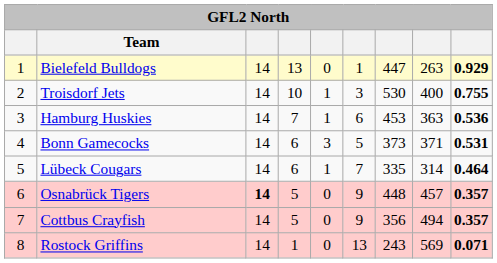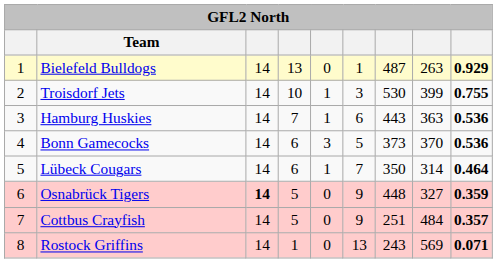(394, 67) 447 -> (394, 67) 487
(432, 93) 400 -> (432, 93) 399
(394, 118) 453 -> (394, 118) 443
(432, 143) 371 -> (432, 143) 370
(471, 143) 0.531 -> (471, 143) 0.536
(394, 169) 335 -> (394, 169) 350
(432, 194) 457 -> (432, 194) 327
(471, 194) 0.357 -> (471, 194) 0.359
(394, 219) 356 -> (394, 219) 251
(432, 219) 494 -> (432, 219) 484
